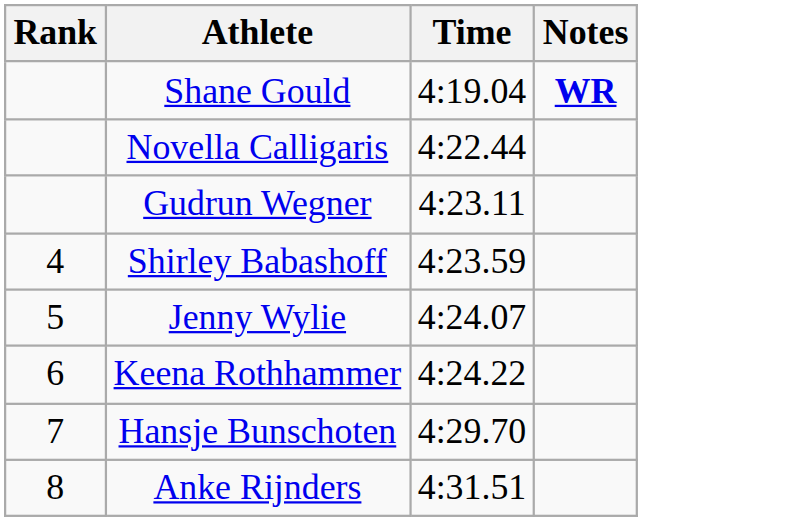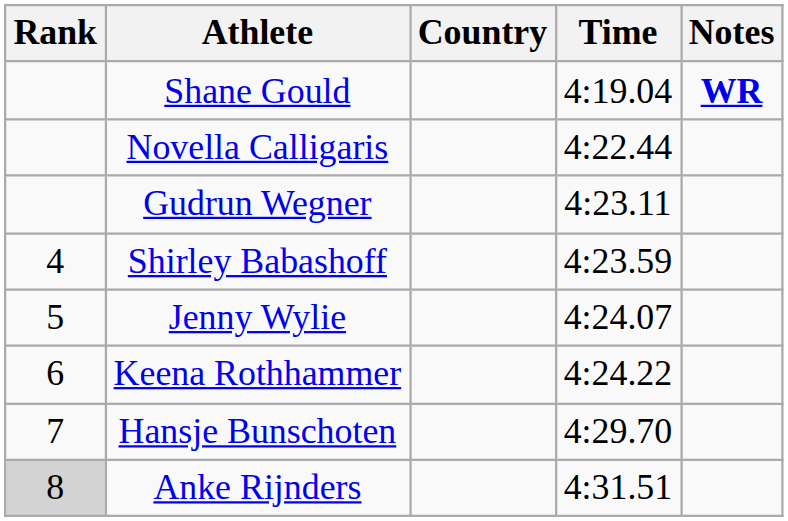+ column: (482, 32)
(55, 487) no background -> (55, 487) lightgrey background
